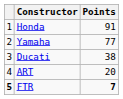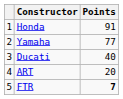(110, 57) 38 -> (110, 57) 40
(9, 87) bold -> (9, 87) normal
